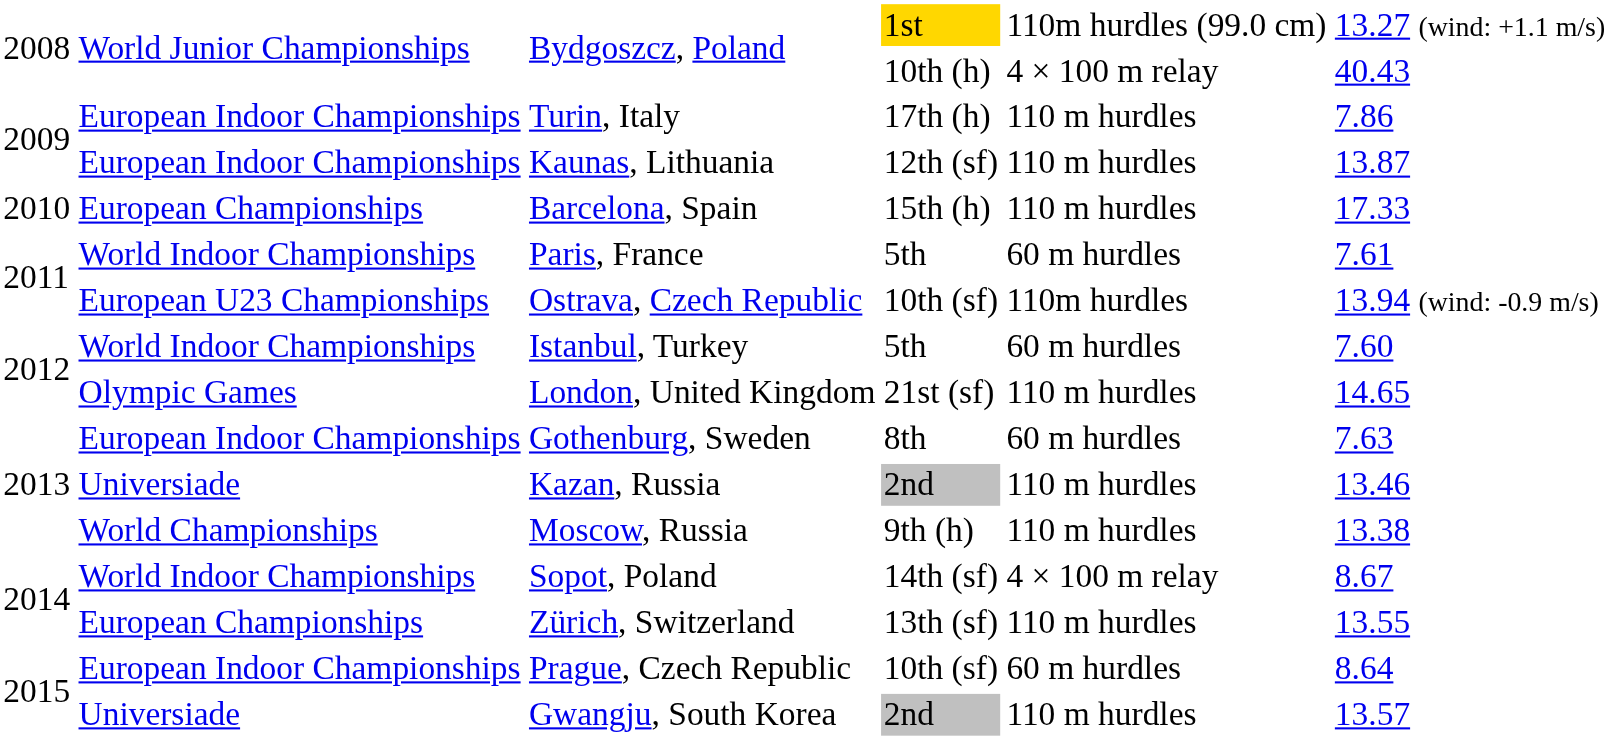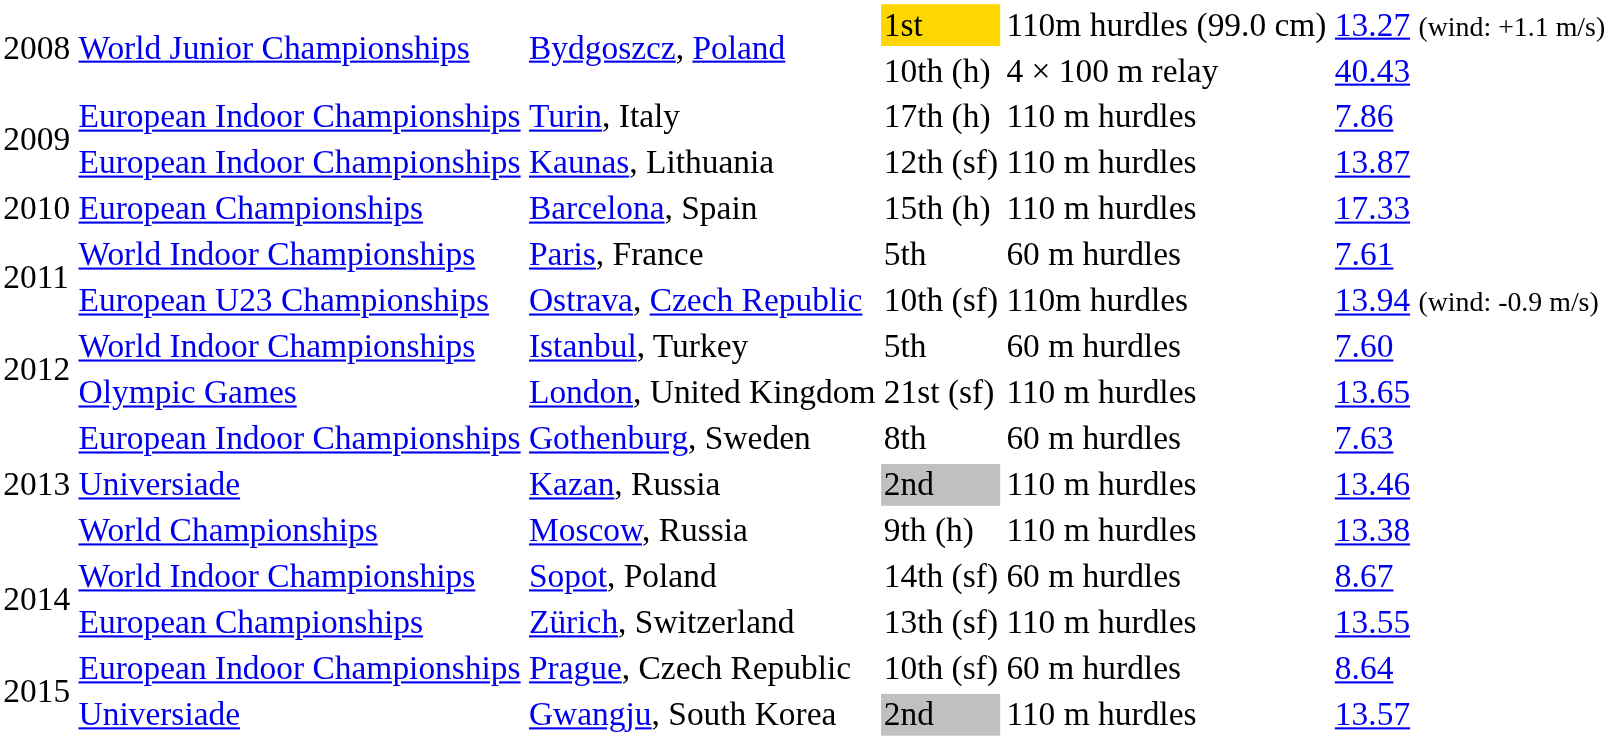(1372, 392) 14.65 -> (1372, 392) 13.65
(1112, 576) 4 × 100 m relay -> (1094, 576) 60 m hurdles
